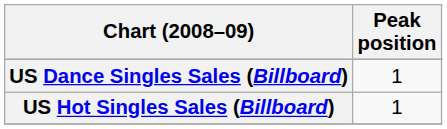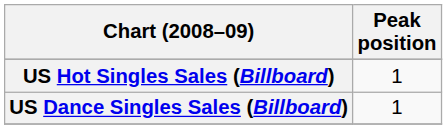rows swapped: (179, 75) <-> (179, 107)
